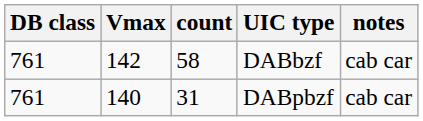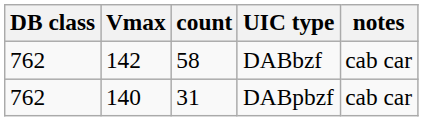(28, 60) 761 -> (28, 60) 762
(28, 97) 761 -> (28, 97) 762
